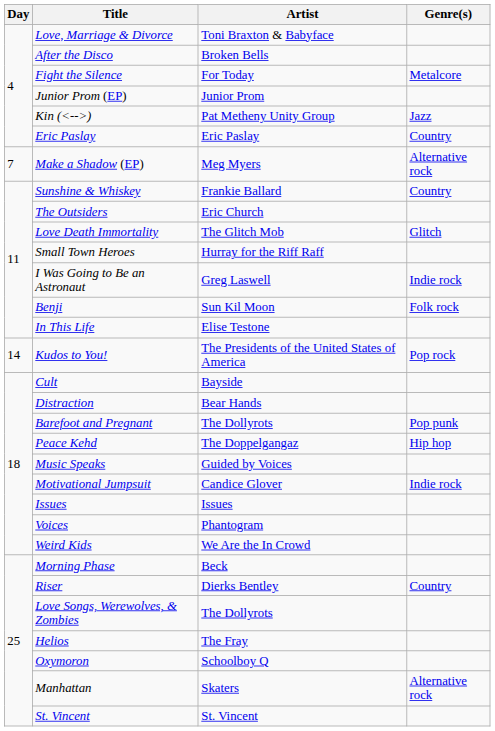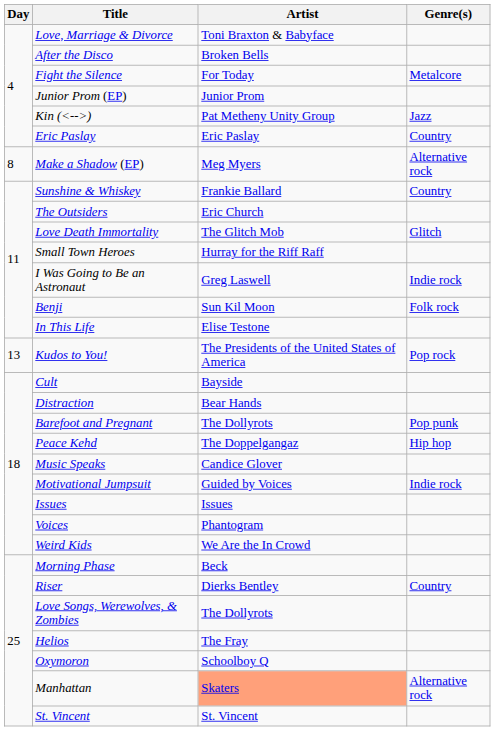(11, 163) 7 -> (11, 163) 8
(14, 355) 14 -> (14, 355) 13
(247, 463) Guided by Voices -> (242, 463) Candice Glover
(242, 484) Candice Glover -> (247, 484) Guided by Voices
(220, 688) no background -> (220, 688) lightsalmon background
